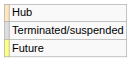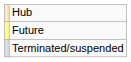rows swapped: (28, 48) <-> (68, 30)
